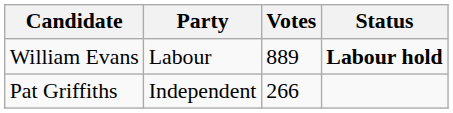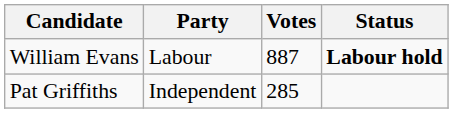(283, 56) 889 -> (283, 56) 887
(283, 90) 266 -> (283, 90) 285
